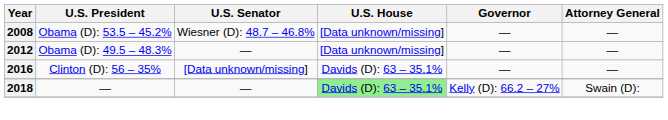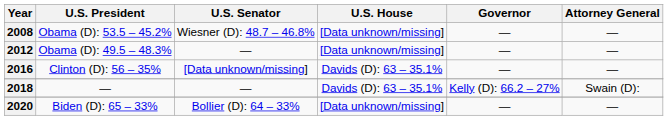(382, 87) lightgreen background -> (382, 87) no background
+ row: (20, 106)
